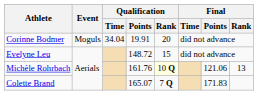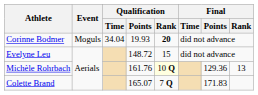(140, 40) 19.91 -> (140, 40) 19.93
(166, 40) normal -> (166, 40) bold
(215, 69) 121.06 -> (215, 69) 129.36
